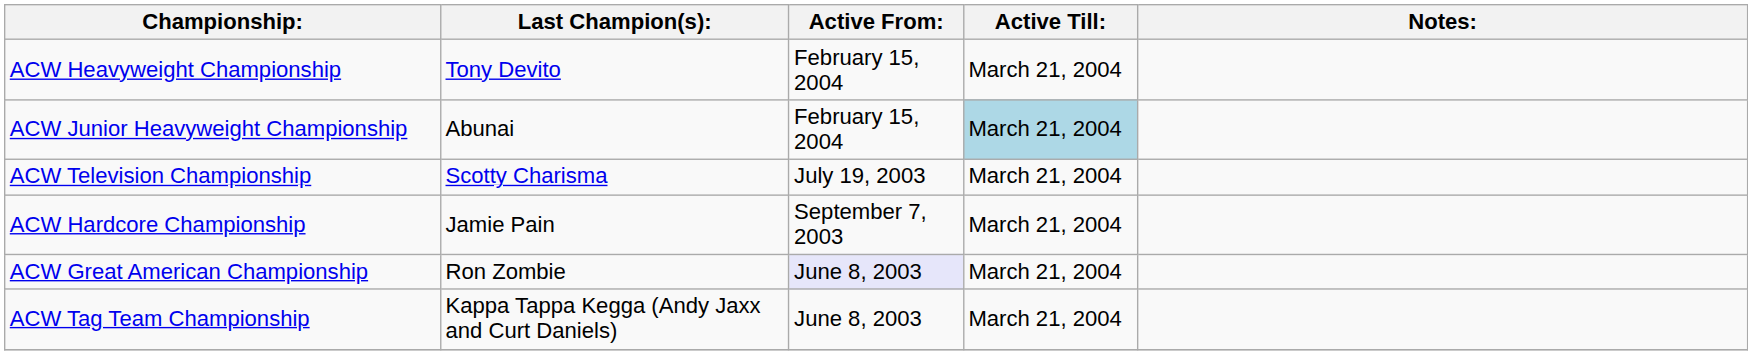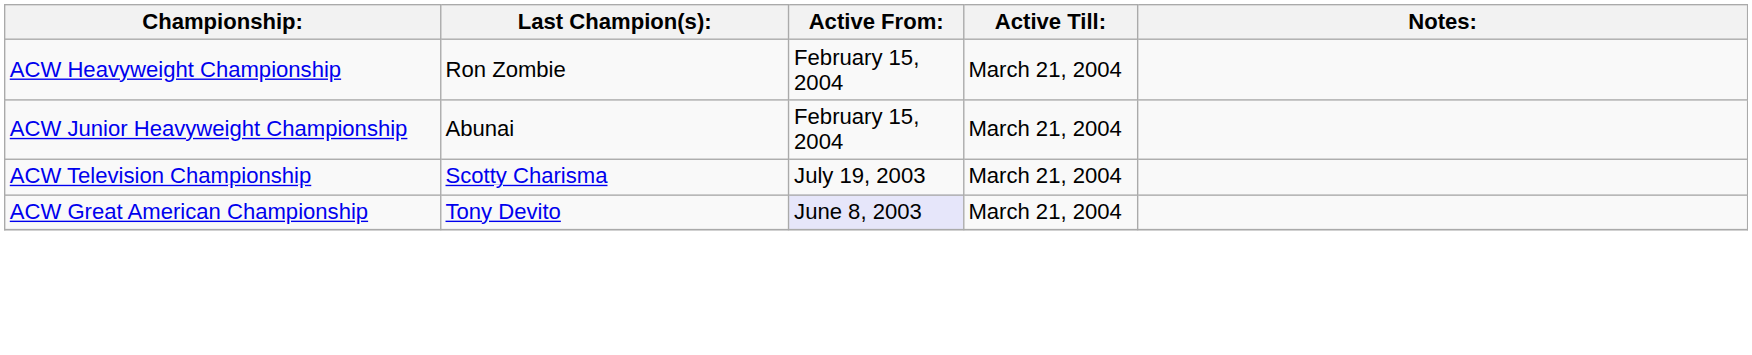(503, 69) Tony Devito -> (506, 69) Ron Zombie
(1045, 129) lightblue background -> (1045, 129) no background
- row: (158, 224)
(506, 271) Ron Zombie -> (503, 211) Tony Devito
- row: (160, 319)
